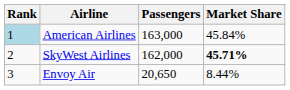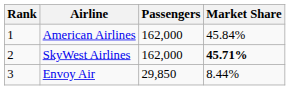(10, 34) lightblue background -> (10, 34) no background
(162, 34) 163,000 -> (162, 34) 162,000
(159, 74) 20,650 -> (159, 74) 29,850
